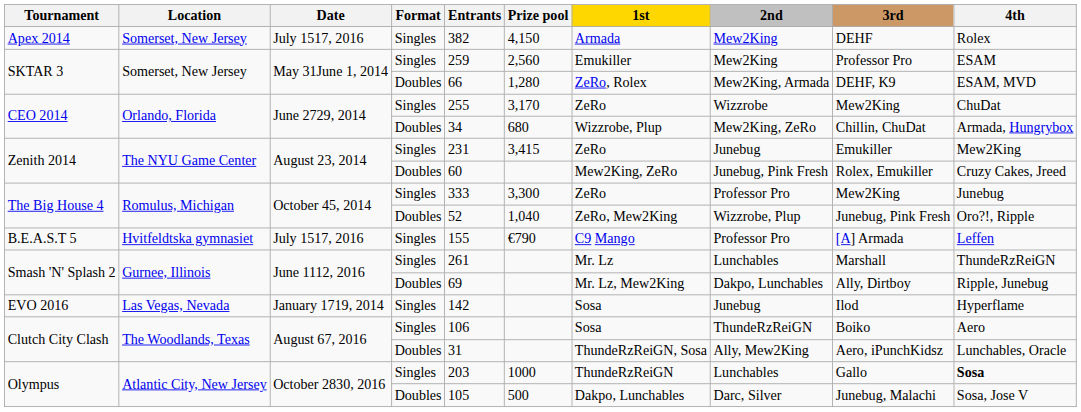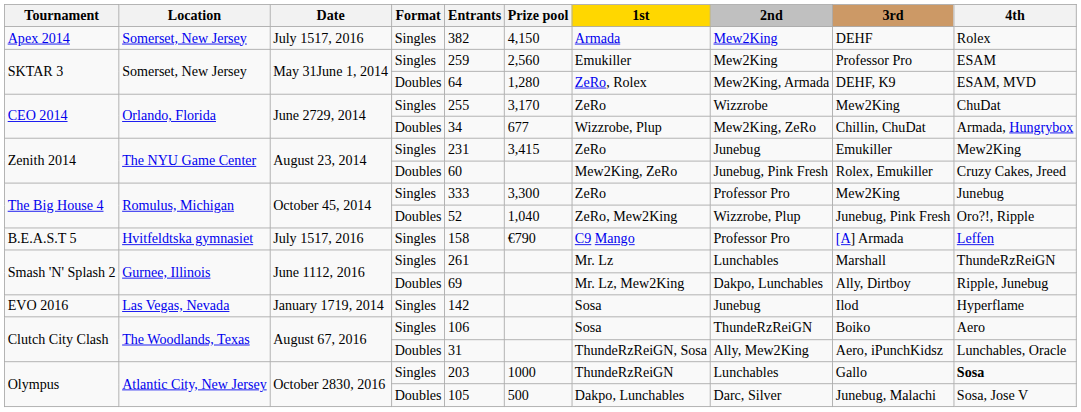(455, 82) 66 -> (455, 82) 64
(518, 127) 680 -> (518, 127) 677
(459, 238) 155 -> (459, 238) 158
